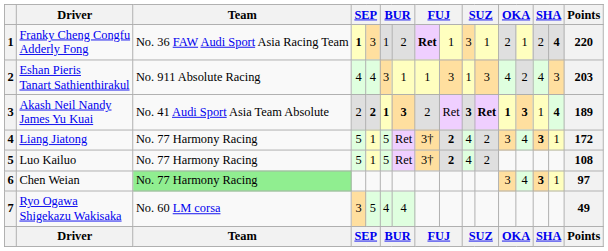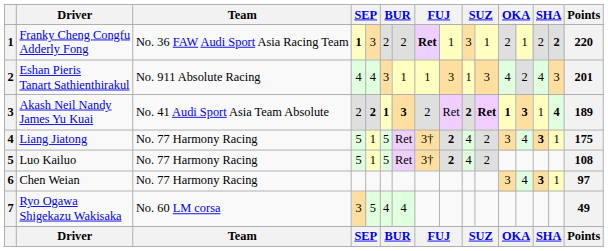(386, 42) 1 -> (386, 42) 2
(557, 42) 4 -> (557, 42) 2
(584, 76) 203 -> (584, 76) 201
(469, 111) 3 -> (469, 111) 2
(584, 139) 172 -> (584, 139) 175
(197, 180) lightgreen background -> (197, 180) no background
